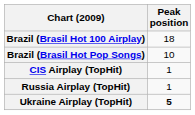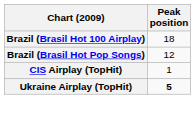(169, 54) 10 -> (169, 54) 12
- row: (76, 86)
